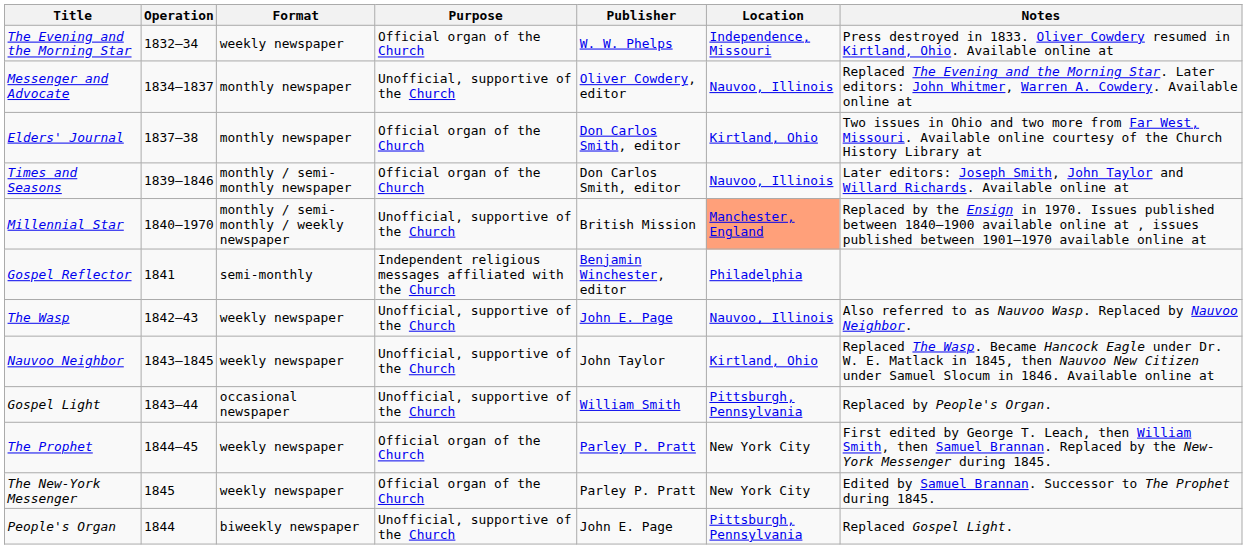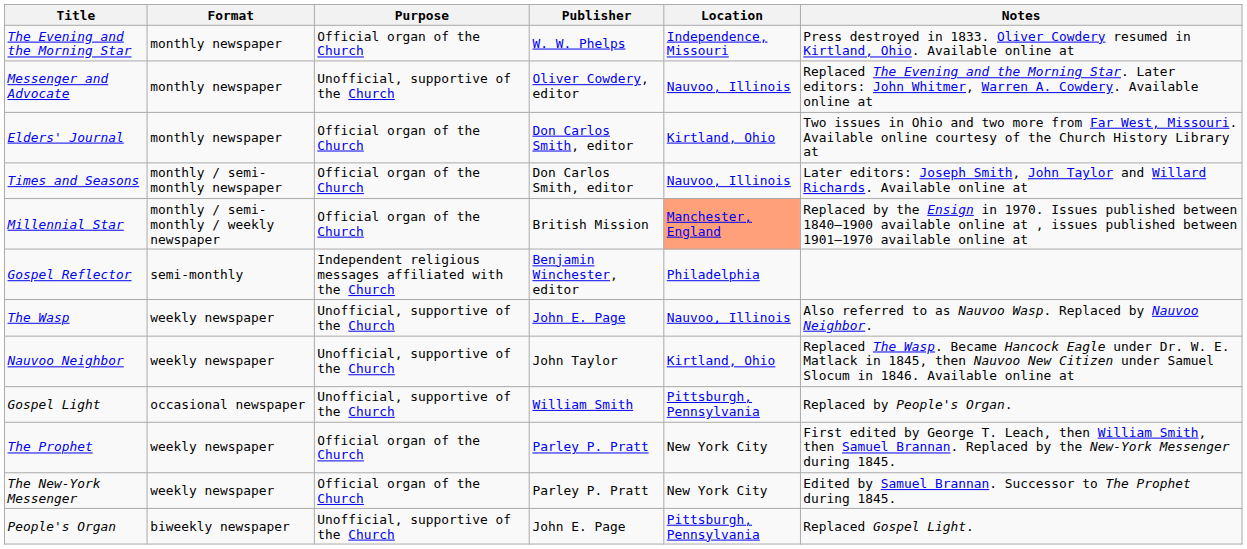- column: (179, 15)
(282, 43) weekly newspaper -> (216, 43) monthly newspaper
(475, 224) Unofficial, supportive of the Church -> (399, 224) Official organ of the Church
